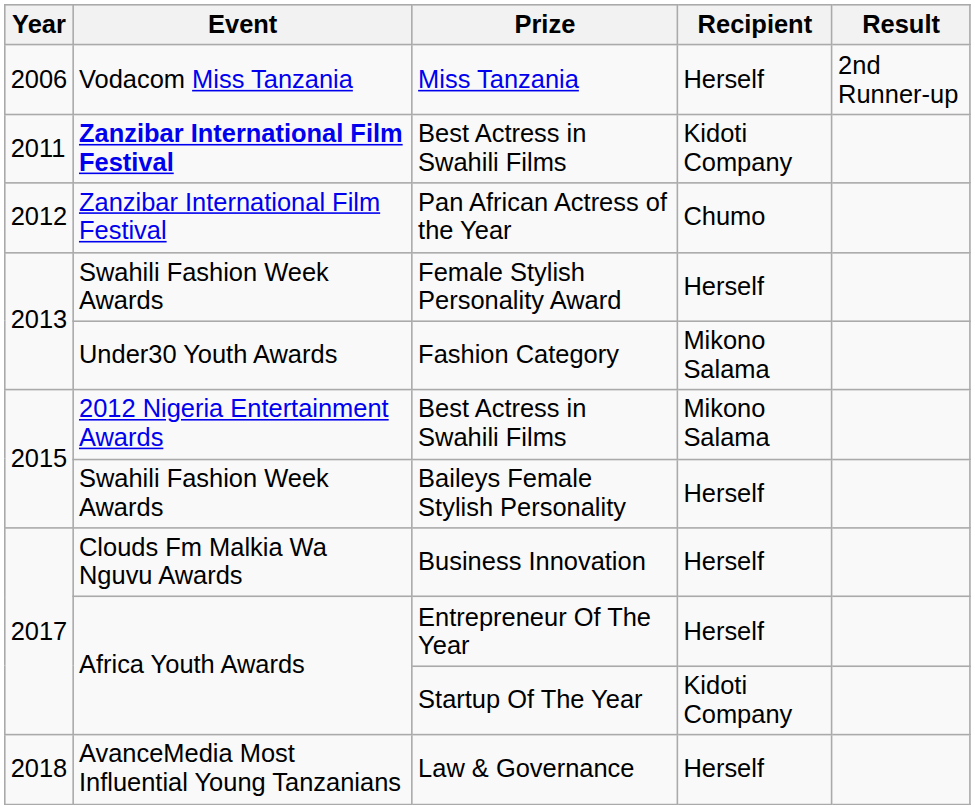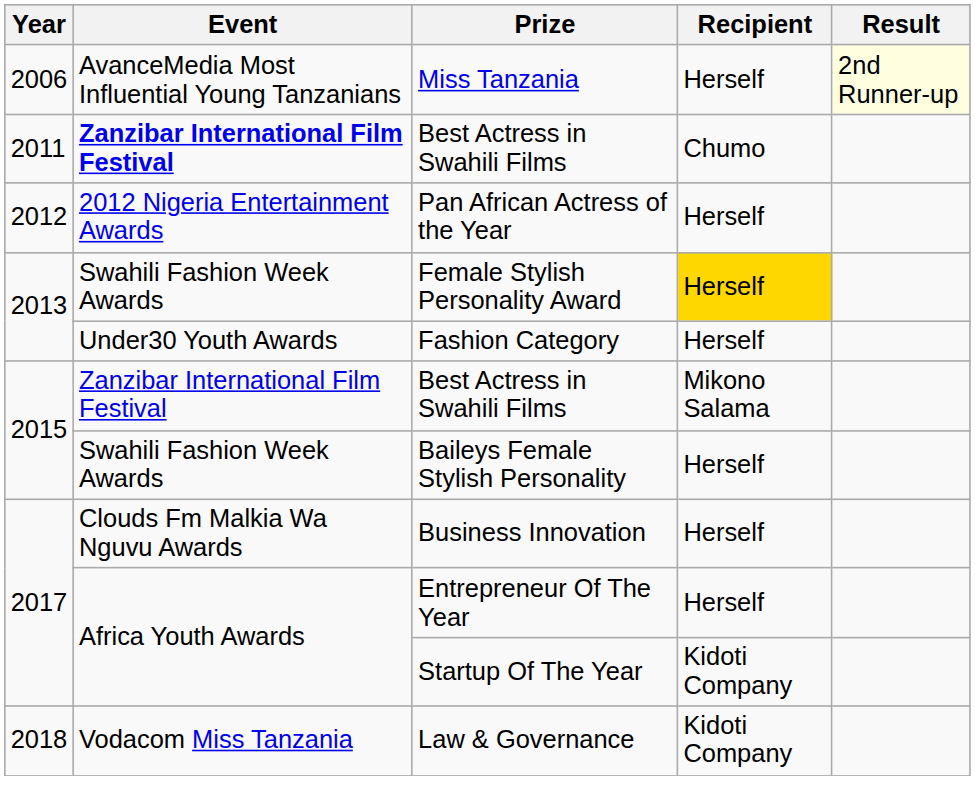(216, 79) Vodacom Miss Tanzania -> (240, 79) AvanceMedia Most Influential Young Tanzanians
(898, 79) no background -> (898, 79) lightyellow background
(738, 148) Kidoti Company -> (724, 148) Chumo
(230, 217) Zanzibar International Film Festival -> (234, 217) 2012 Nigeria Entertainment Awards
(724, 217) Chumo -> (724, 217) Herself
(724, 286) no background -> (724, 286) gold background
(727, 355) Mikono Salama -> (724, 340) Herself
(234, 424) 2012 Nigeria Entertainment Awards -> (230, 395) Zanzibar International Film Festival
(240, 768) AvanceMedia Most Influential Young Tanzanians -> (216, 740) Vodacom Miss Tanzania
(724, 768) Herself -> (738, 740) Kidoti Company
